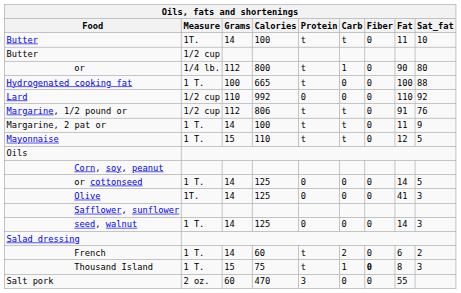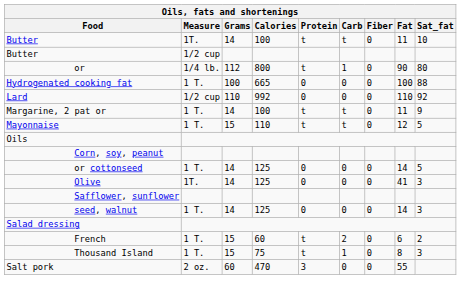(303, 82) t -> (303, 82) 0
- row: (67, 111)
(229, 253) 14 -> (229, 239) 15
(369, 267) bold -> (369, 253) normal
